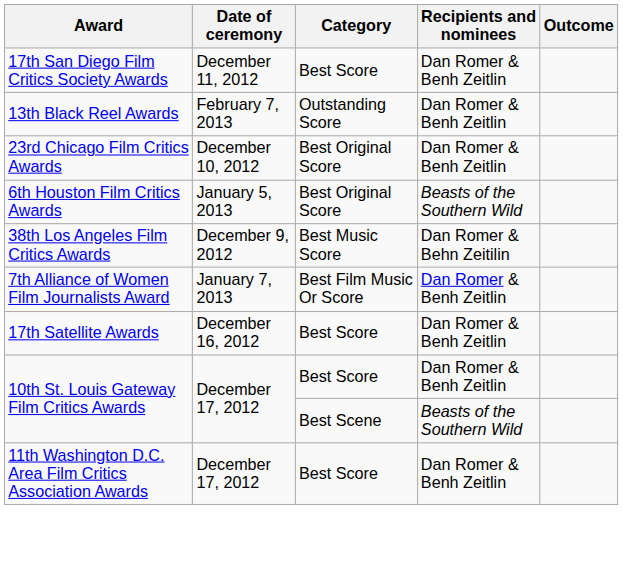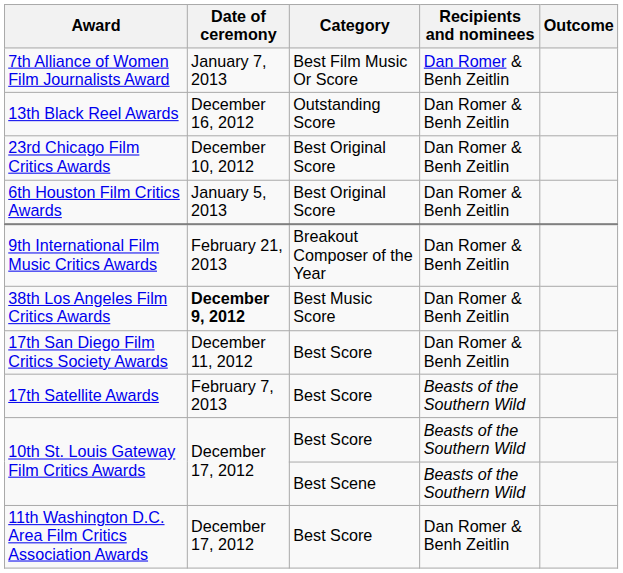rows swapped: (89, 289) <-> (88, 70)
(238, 114) February 7, 2013 -> (228, 114) December 16, 2012
(472, 201) Beasts of the Southern Wild -> (473, 201) Dan Romer & Benh Zeitlin
+ row: (84, 255)
(243, 245) normal -> (230, 308) bold
(470, 245) Dan Romer & Behn Zeitilin -> (473, 308) Dan Romer & Benh Zeitlin
(234, 333) December 16, 2012 -> (232, 396) February 7, 2013
(470, 333) Dan Romer & Benh Zeitlin -> (475, 396) Beasts of the Southern Wild
(470, 376) Dan Romer & Benh Zeitlin -> (475, 439) Beasts of the Southern Wild
